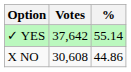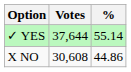(70, 35) 37,642 -> (70, 35) 37,644
